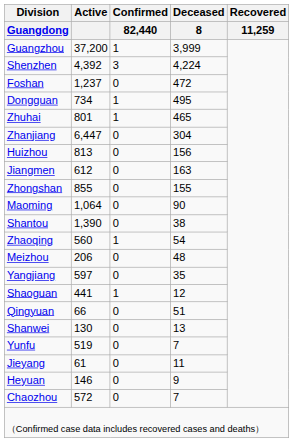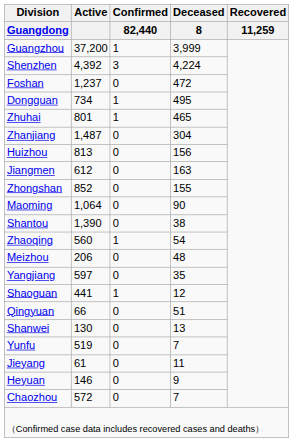(88, 135) 6,447 -> (88, 135) 1,487
(83, 188) 855 -> (83, 188) 852
